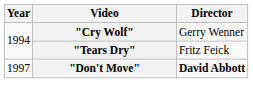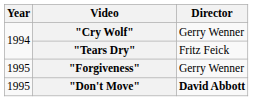+ row: (104, 68)
(19, 68) 1997 -> (19, 86) 1995
